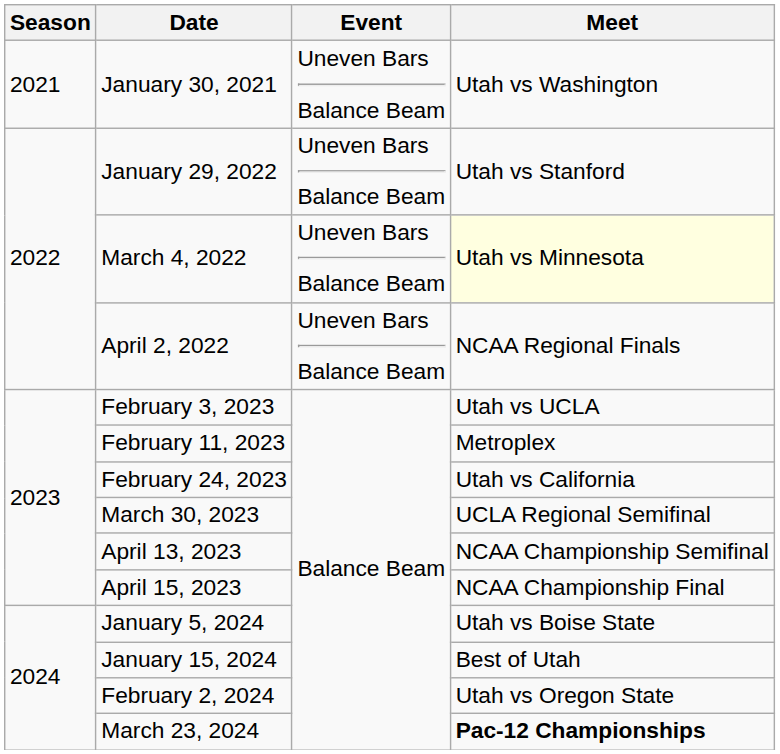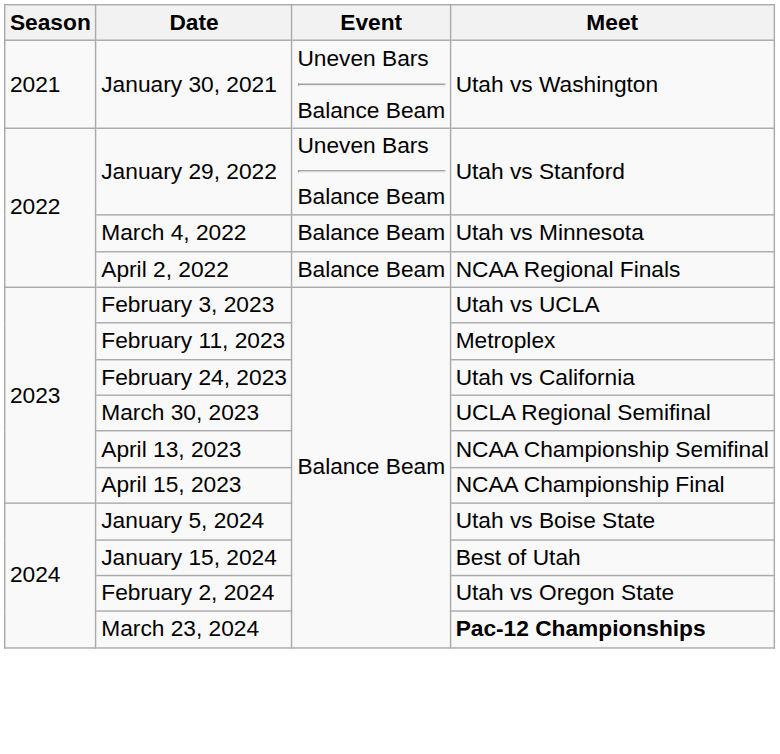(371, 258) Uneven Bars Balance Beam -> (371, 232) Balance Beam
(550, 258) lightyellow background -> (550, 232) no background
(371, 345) Uneven Bars Balance Beam -> (371, 268) Balance Beam
